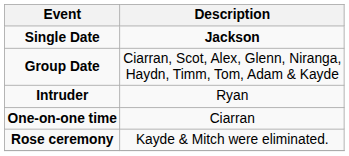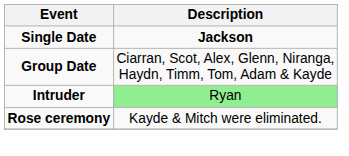(232, 96) no background -> (225, 96) lightgreen background
- row: (62, 118)
